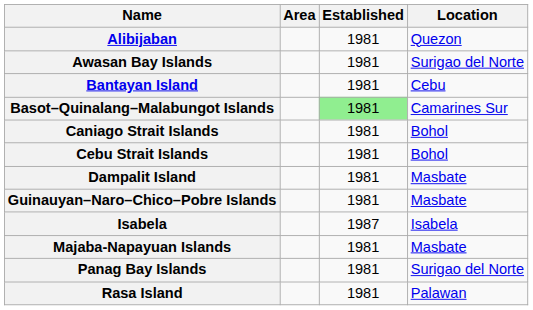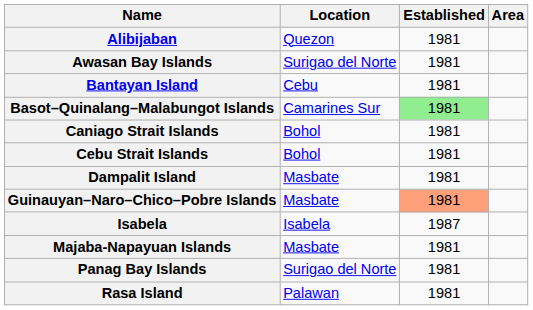columns swapped: (299, 16) <-> (467, 16)
(363, 200) no background -> (444, 200) lightsalmon background
